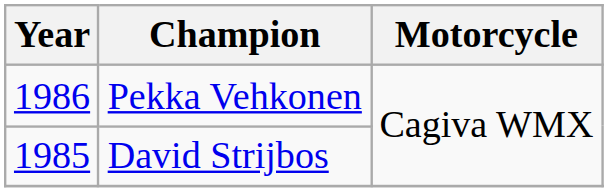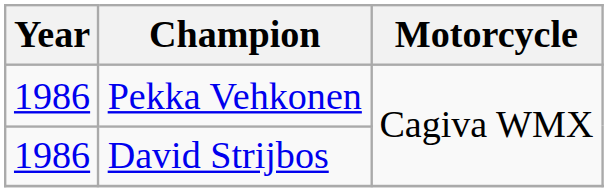(52, 155) 1985 -> (52, 155) 1986
